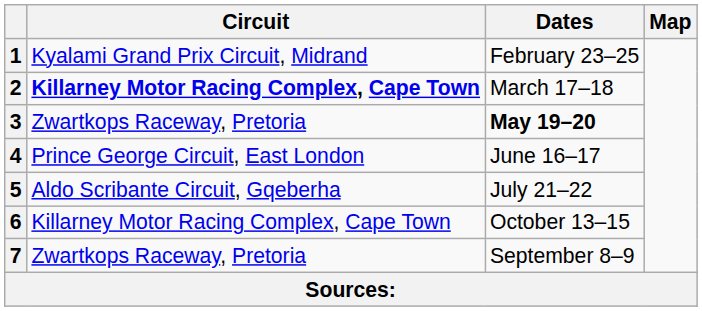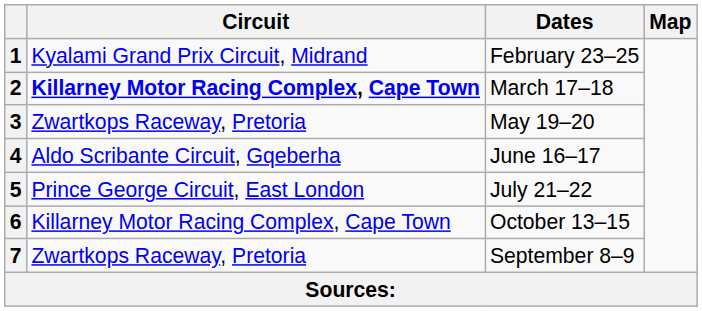(543, 122) bold -> (542, 122) normal
(198, 156) Prince George Circuit, East London -> (186, 156) Aldo Scribante Circuit, Gqeberha
(186, 189) Aldo Scribante Circuit, Gqeberha -> (198, 189) Prince George Circuit, East London
